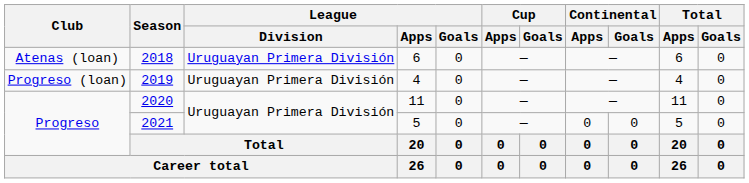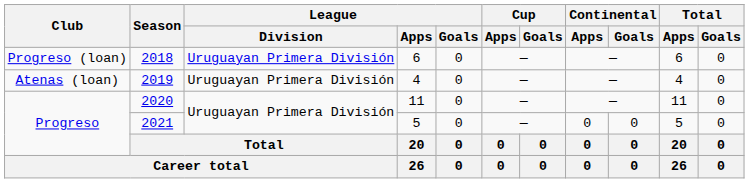(67, 59) Atenas (loan) -> (67, 59) Progreso (loan)
(67, 80) Progreso (loan) -> (67, 80) Atenas (loan)
